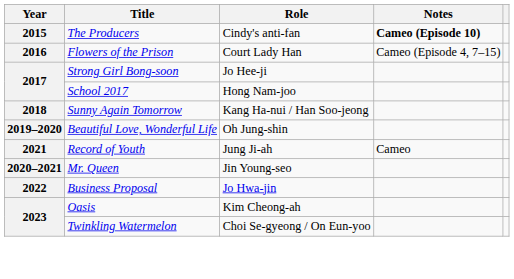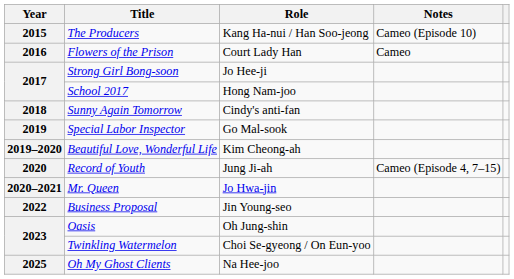(261, 33) Cindy's anti-fan -> (296, 33) Kang Ha-nui / Han Soo-jeong
(428, 33) bold -> (426, 33) normal
(438, 52) Cameo (Episode 4, 7–15) -> (393, 52) Cameo
(296, 110) Kang Ha-nui / Han Soo-jeong -> (261, 110) Cindy's anti-fan
+ row: (126, 129)
(255, 129) Oh Jung-shin -> (262, 149) Kim Cheong-ah
(35, 149) 2021 -> (35, 168) 2020
(393, 149) Cameo -> (438, 168) Cameo (Episode 4, 7–15)
(257, 168) Jin Young-seo -> (249, 187) Jo Hwa-jin
(249, 187) Jo Hwa-jin -> (257, 206) Jin Young-seo
(262, 206) Kim Cheong-ah -> (255, 226) Oh Jung-shin
+ row: (119, 264)
